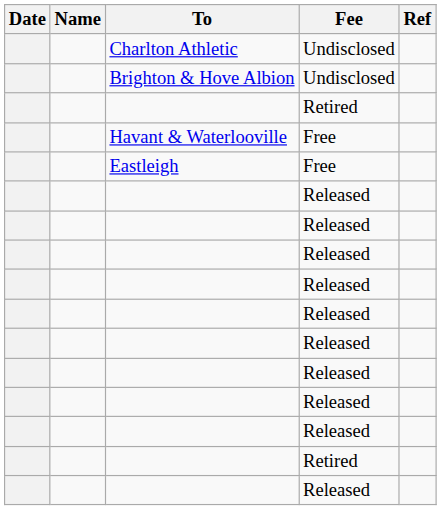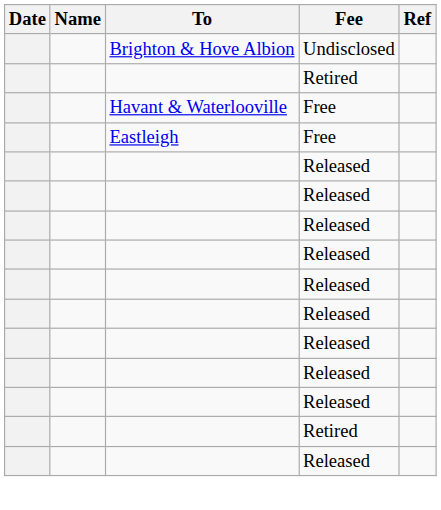- row: (174, 48)
